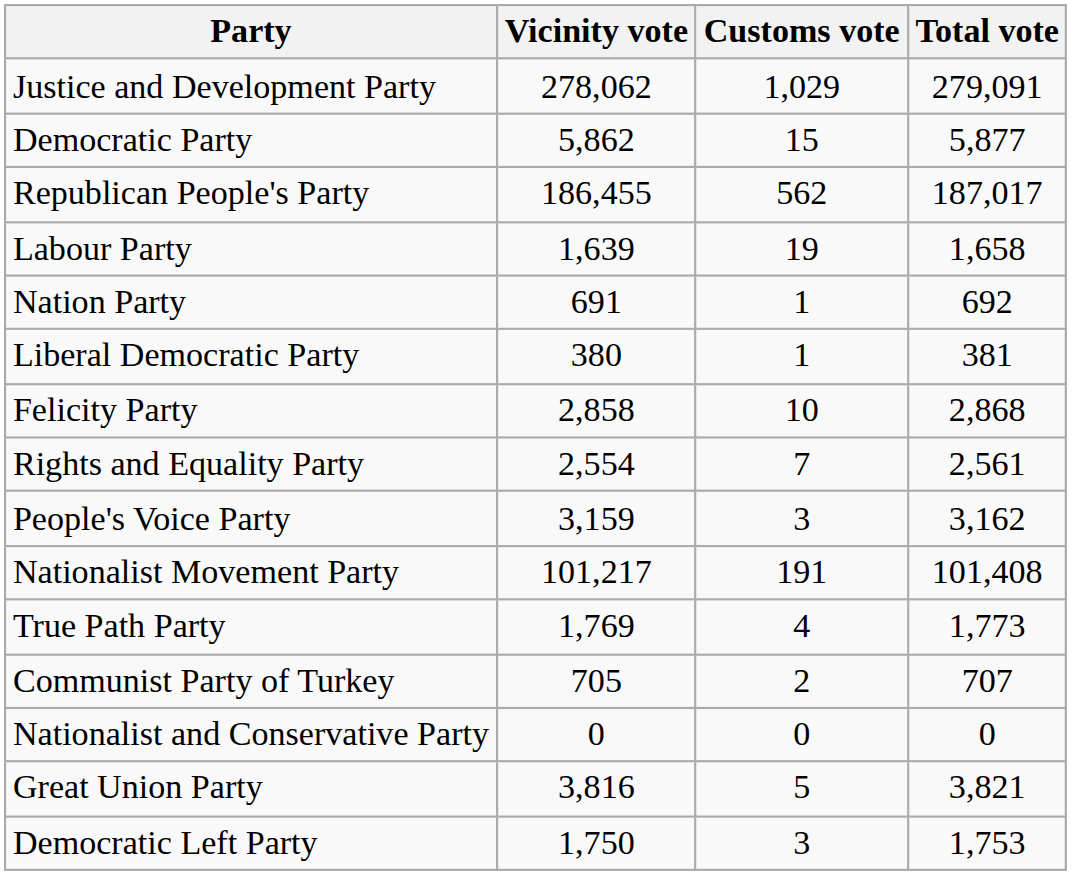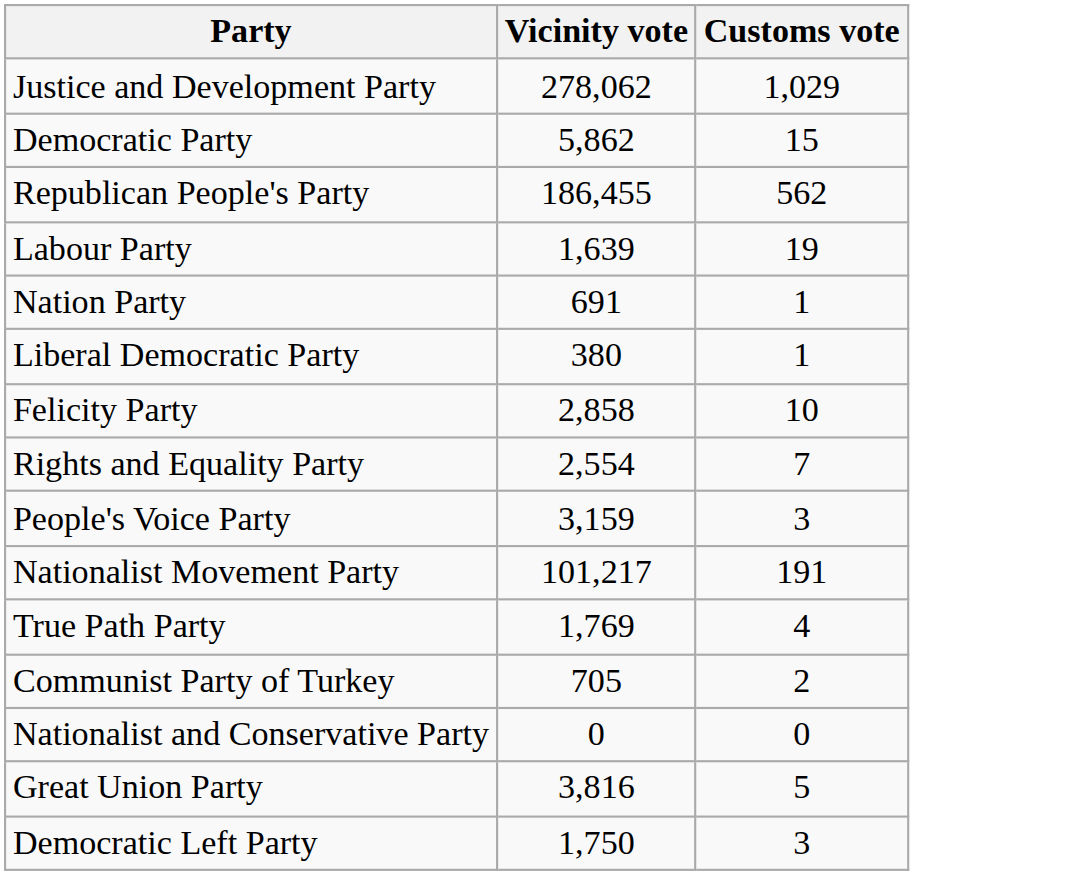- column: (987, 31)
